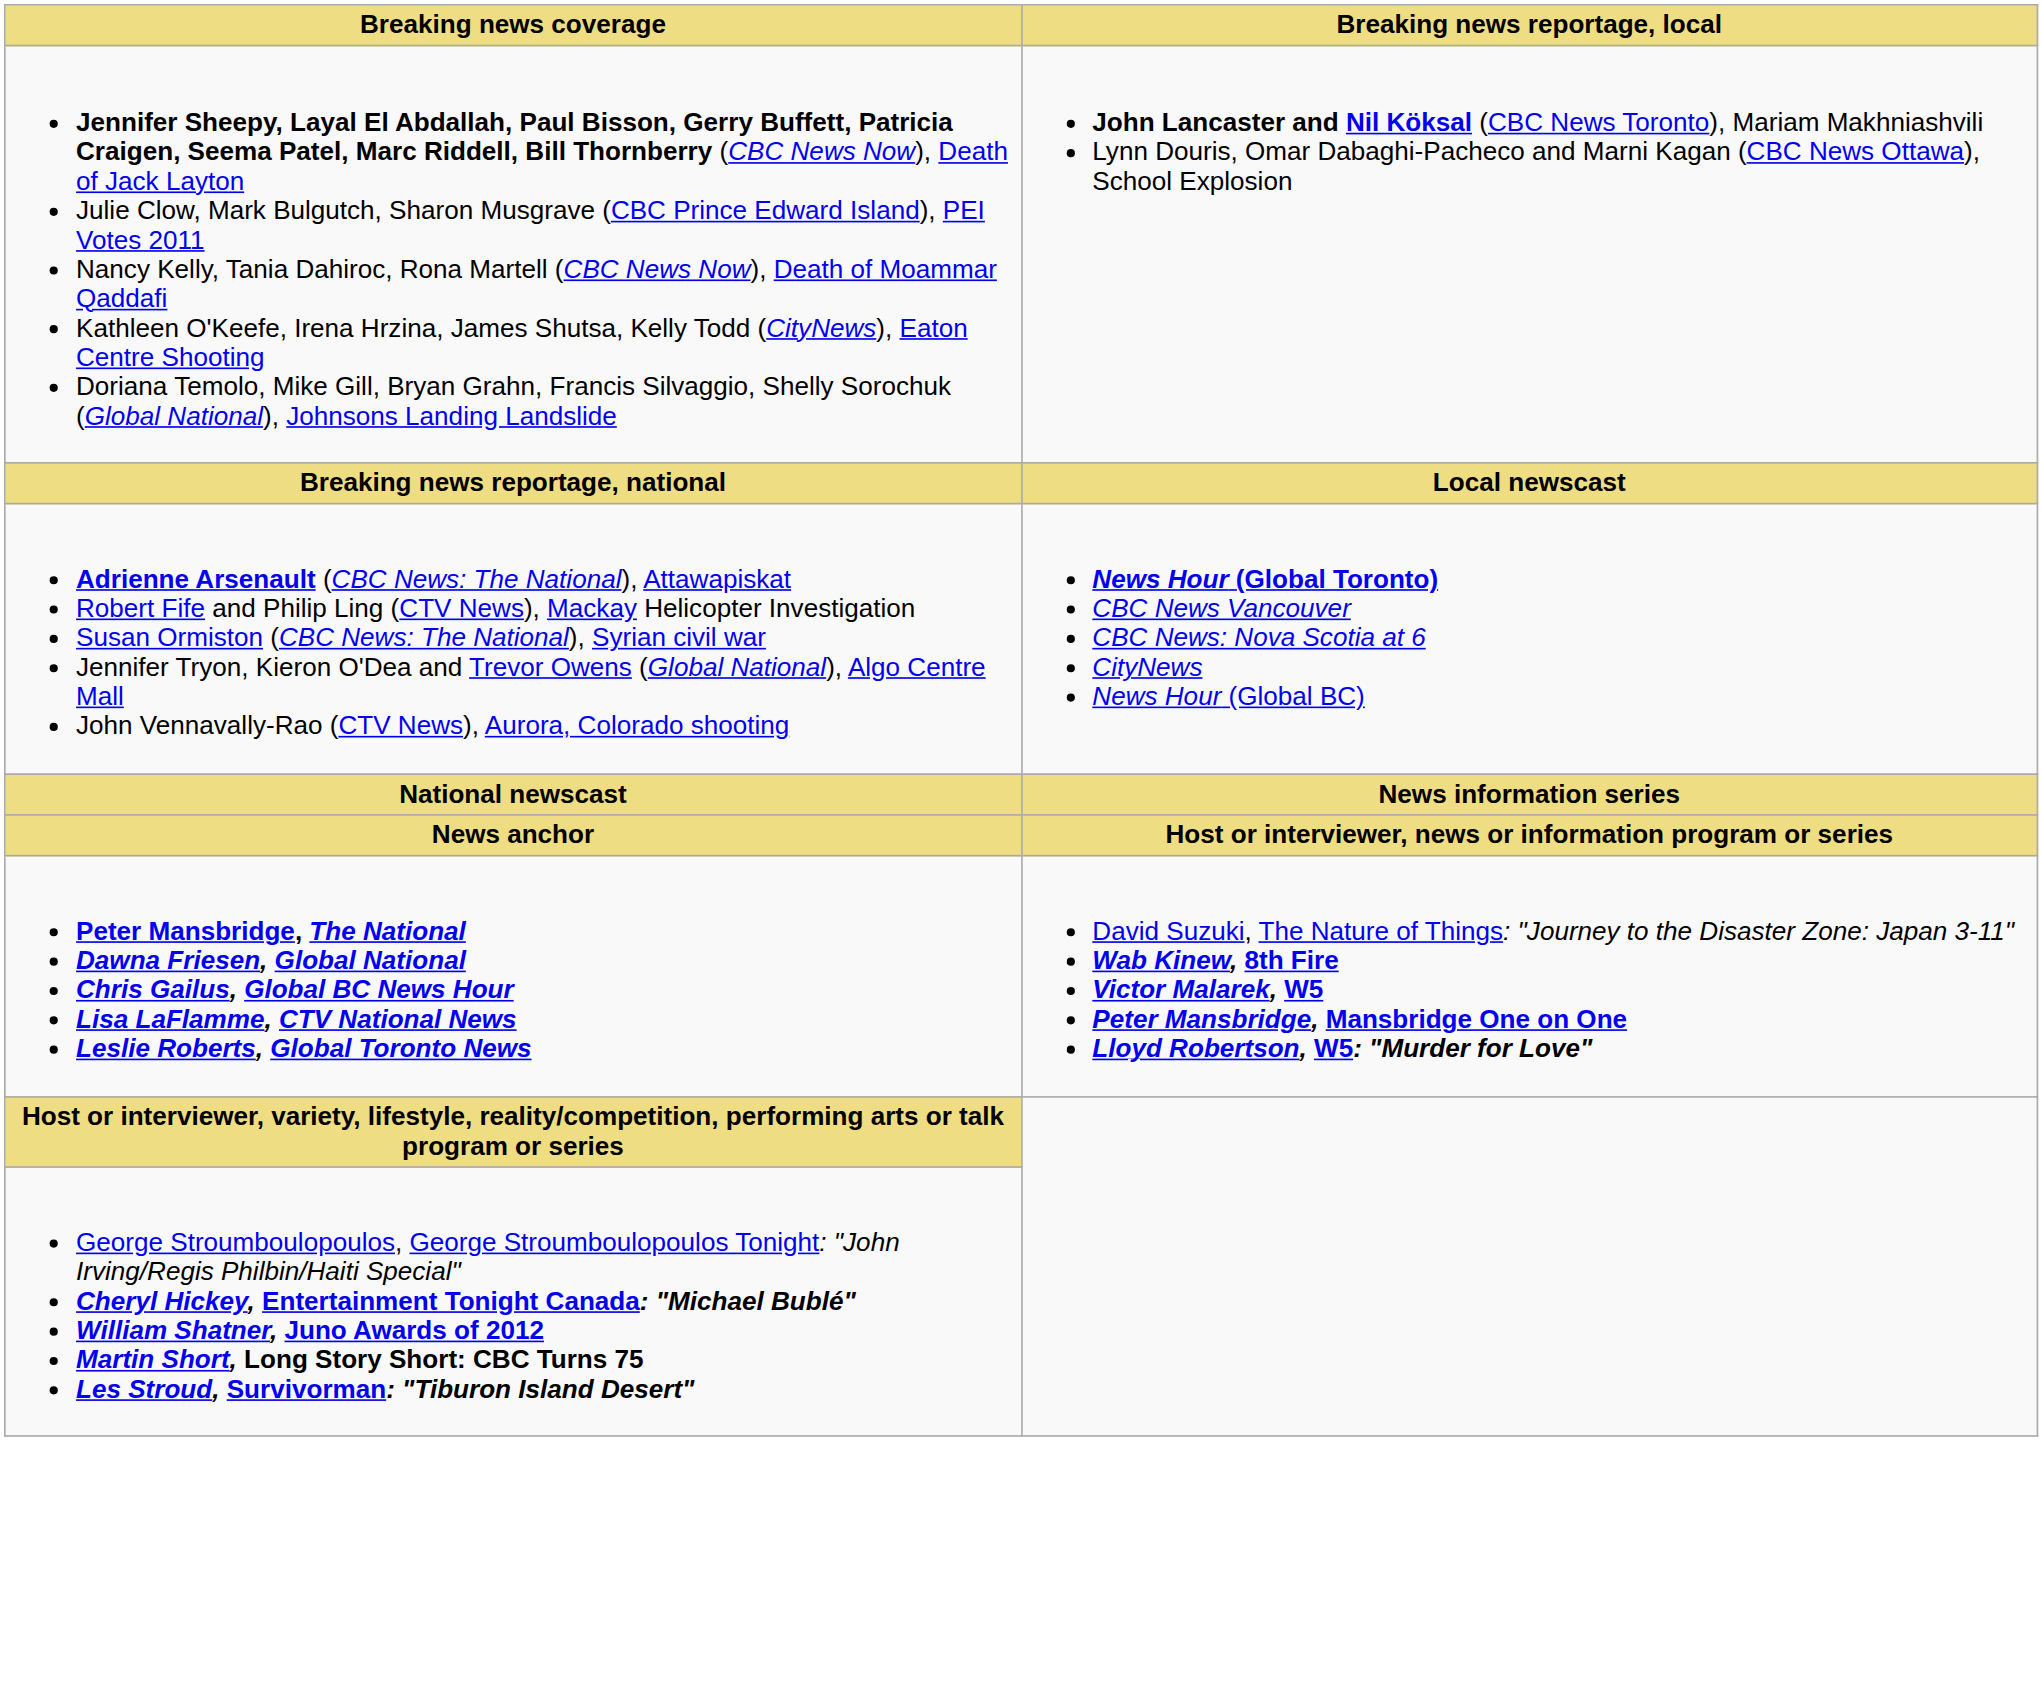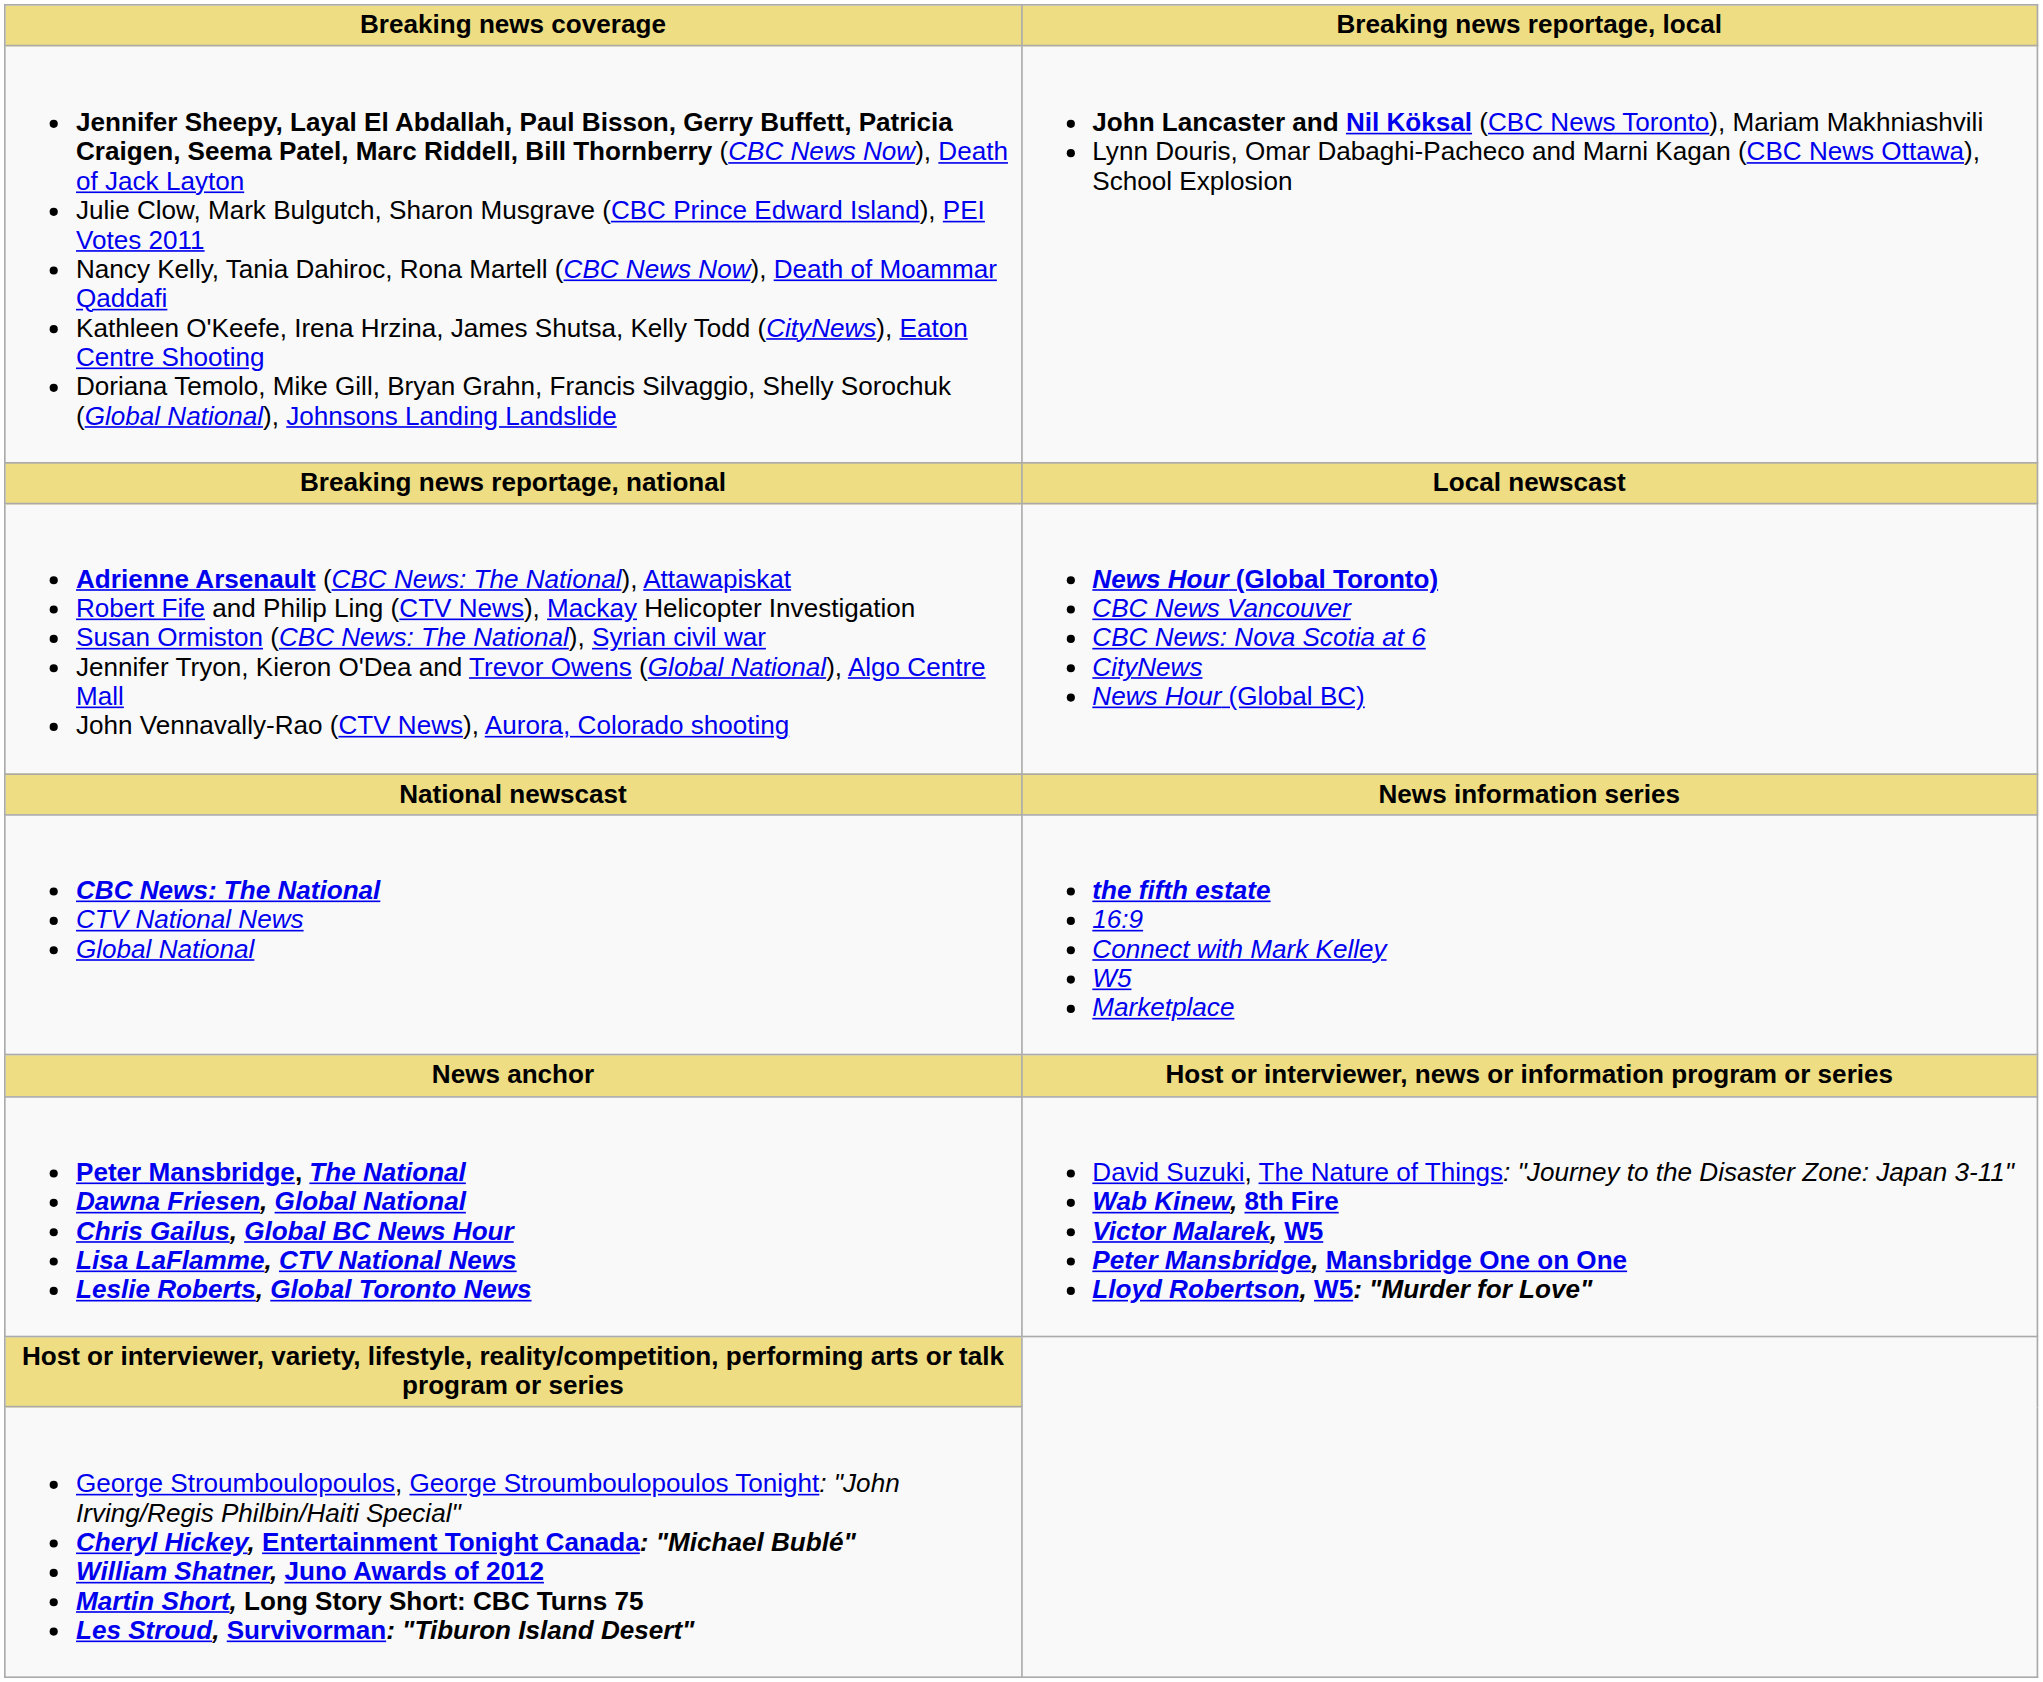+ row: (513, 920)
